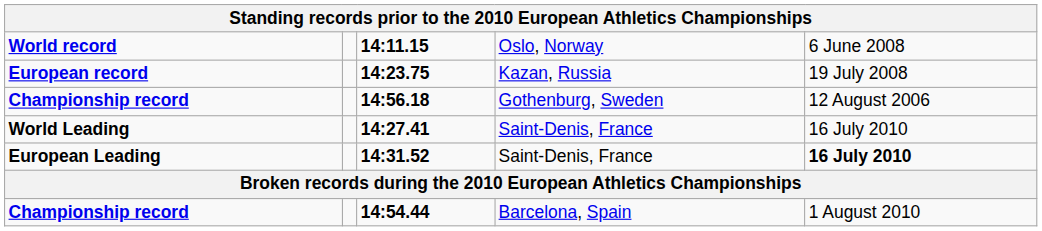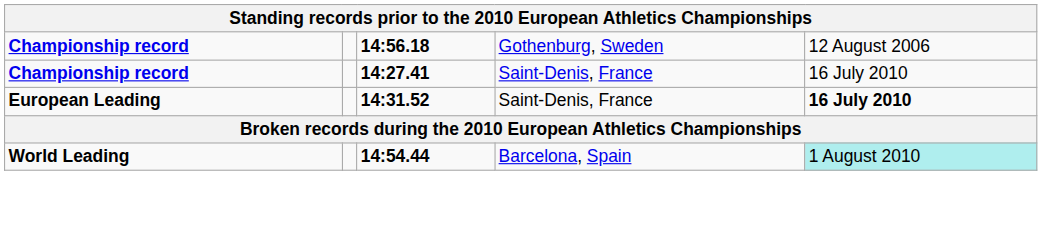- row: (395, 45)
- row: (395, 73)
(69, 128) World Leading -> (99, 73) Championship record
(99, 211) Championship record -> (69, 156) World Leading
(865, 211) no background -> (865, 156) paleturquoise background
